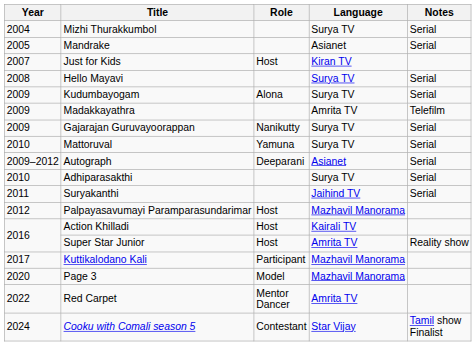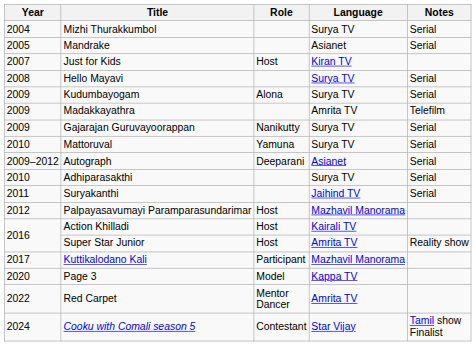(358, 276) Mazhavil Manorama -> (334, 276) Kappa TV
